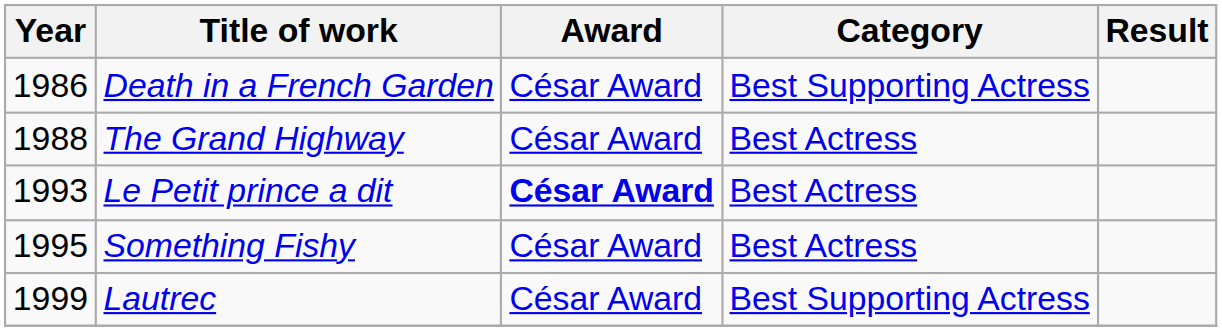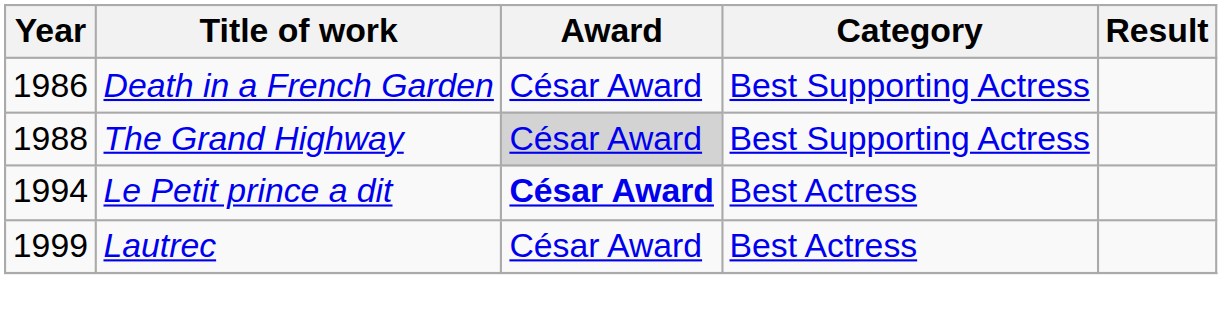(606, 138) no background -> (606, 138) lightgrey background
(823, 138) Best Actress -> (910, 138) Best Supporting Actress
(50, 191) 1993 -> (50, 191) 1994
- row: (229, 245)
(910, 298) Best Supporting Actress -> (823, 245) Best Actress
